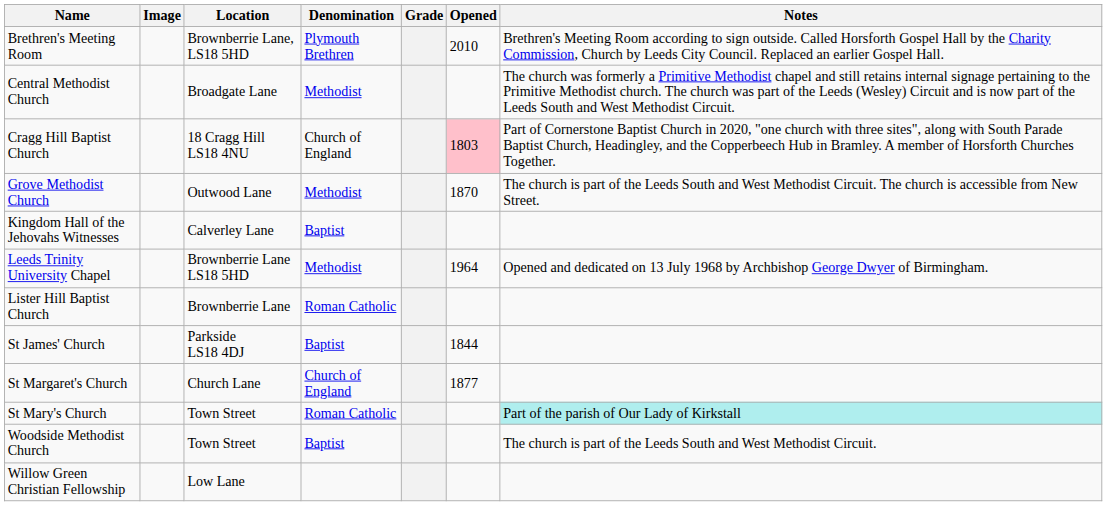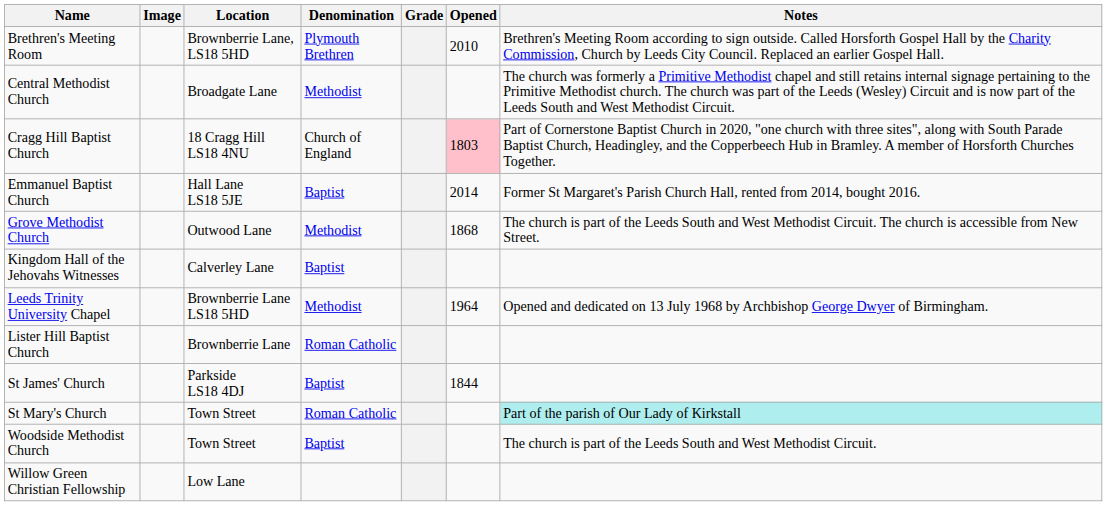+ row: (60, 192)
(464, 192) 1870 -> (464, 230) 1868
- row: (67, 382)
